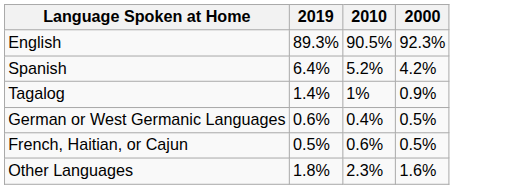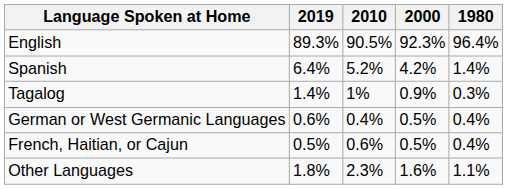+ column: (476, 17)
